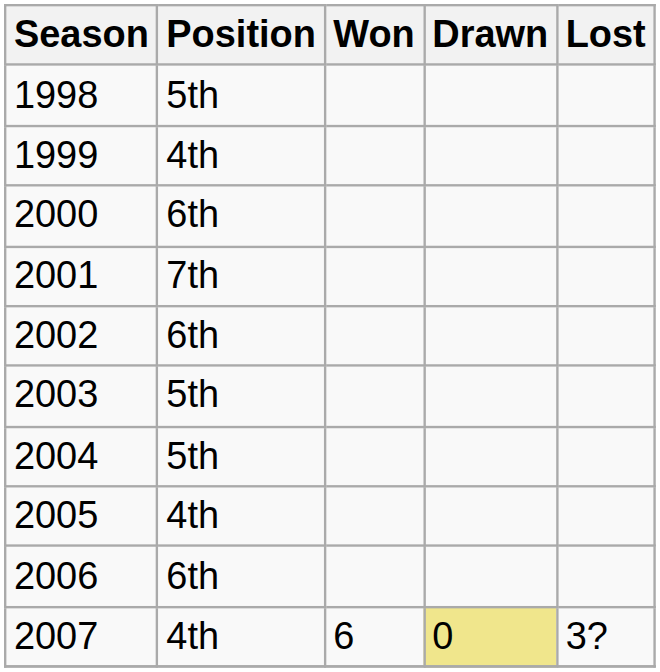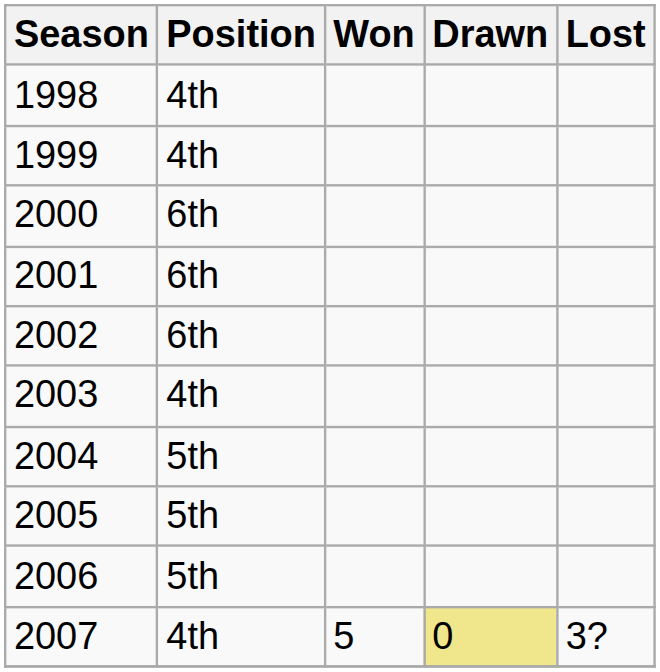(193, 94) 5th -> (193, 94) 4th
(193, 275) 7th -> (193, 275) 6th
(193, 395) 5th -> (193, 395) 4th
(193, 515) 4th -> (193, 515) 5th
(193, 575) 6th -> (193, 575) 5th
(344, 635) 6 -> (344, 635) 5
